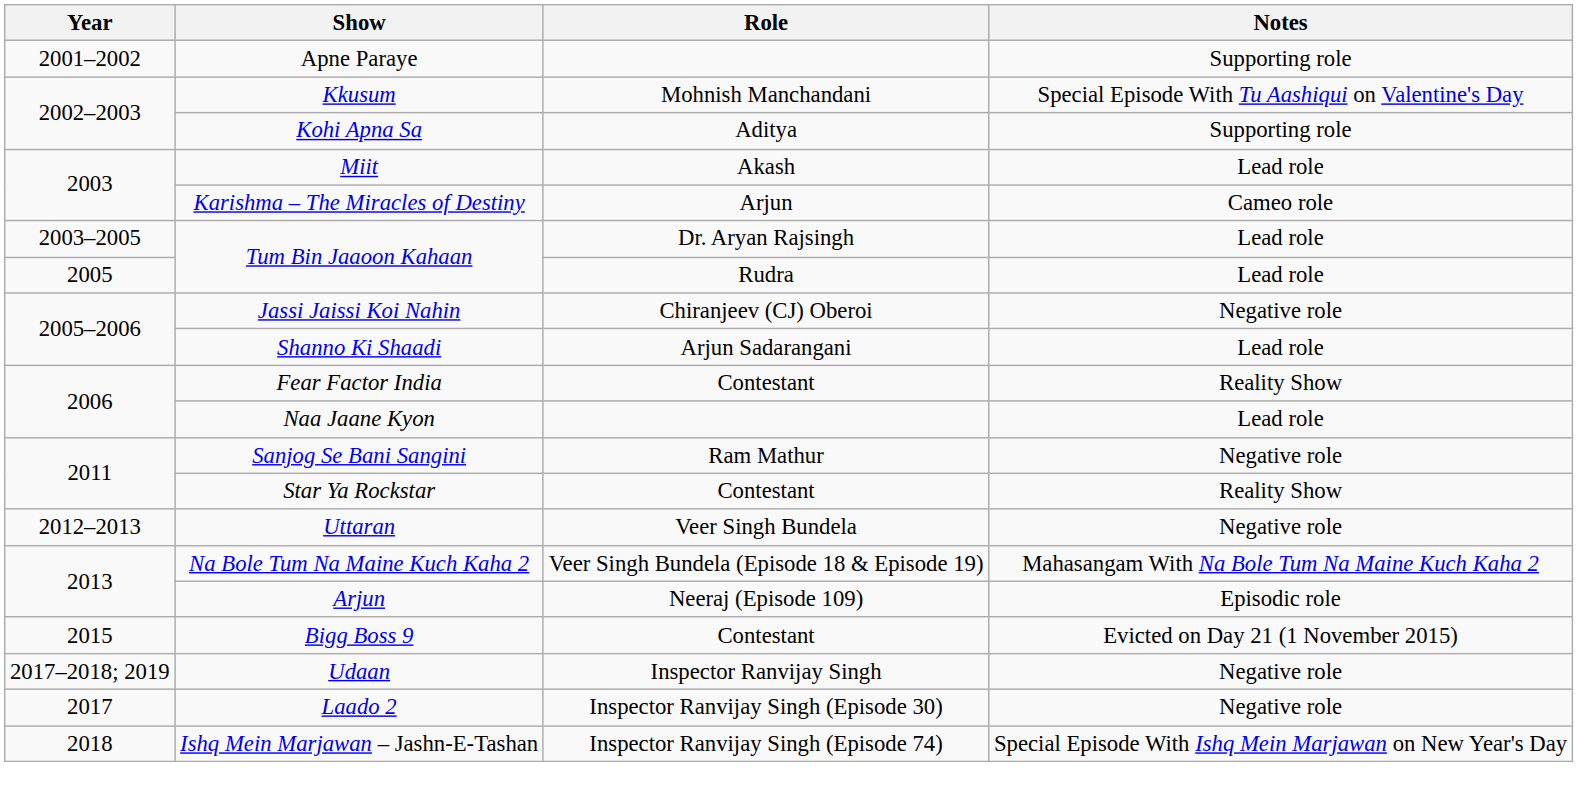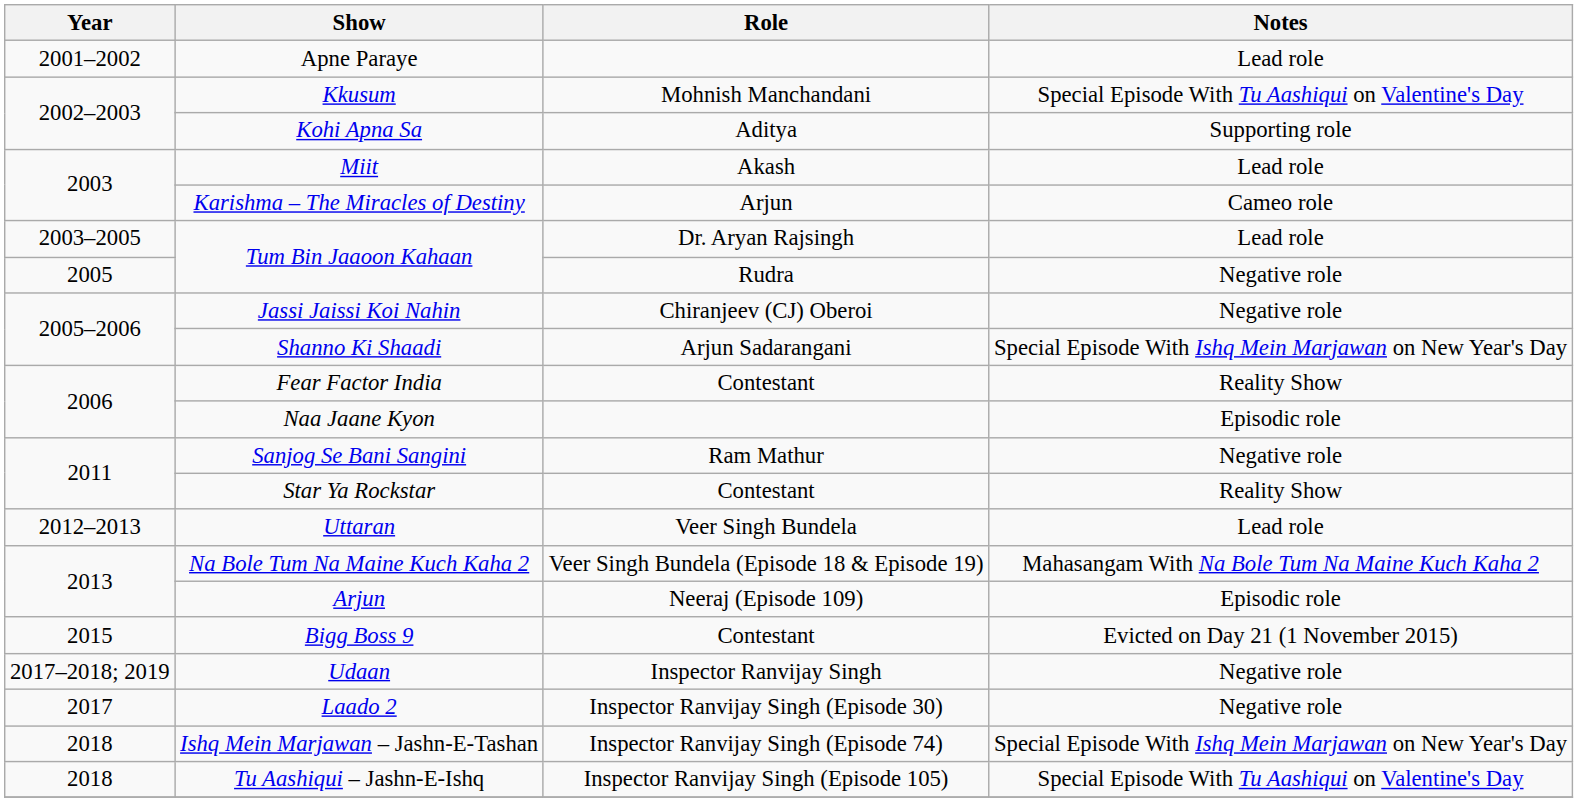(1281, 58) Supporting role -> (1281, 58) Lead role
(1281, 274) Lead role -> (1281, 274) Negative role
(1281, 346) Lead role -> (1281, 346) Special Episode With Ishq Mein Marjawan on New Year's Day
(1281, 418) Lead role -> (1281, 418) Episodic role
(1281, 526) Negative role -> (1281, 526) Lead role
+ row: (359, 779)
